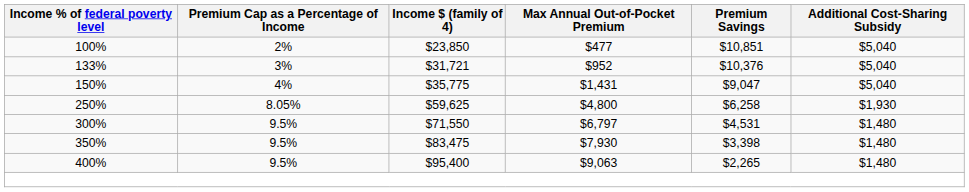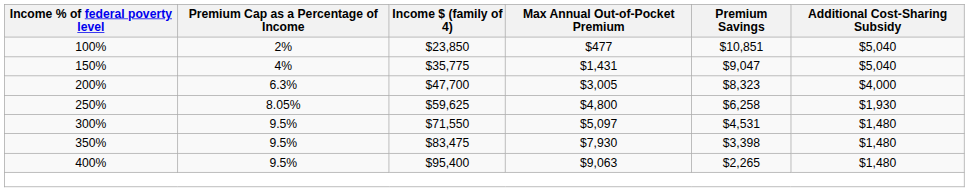- row: (91, 66)
+ row: (91, 85)
(599, 124) $6,797 -> (599, 124) $5,097
